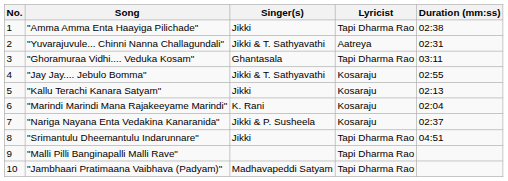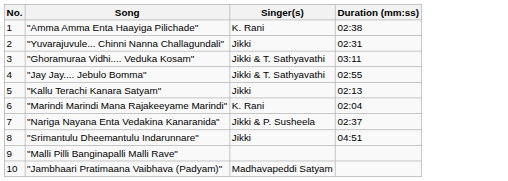- column: (376, 12)
(241, 28) Jikki -> (248, 28) K. Rani
(278, 44) Jikki & T. Sathyavathi -> (241, 44) Jikki
(257, 59) Ghantasala -> (278, 59) Jikki & T. Sathyavathi
